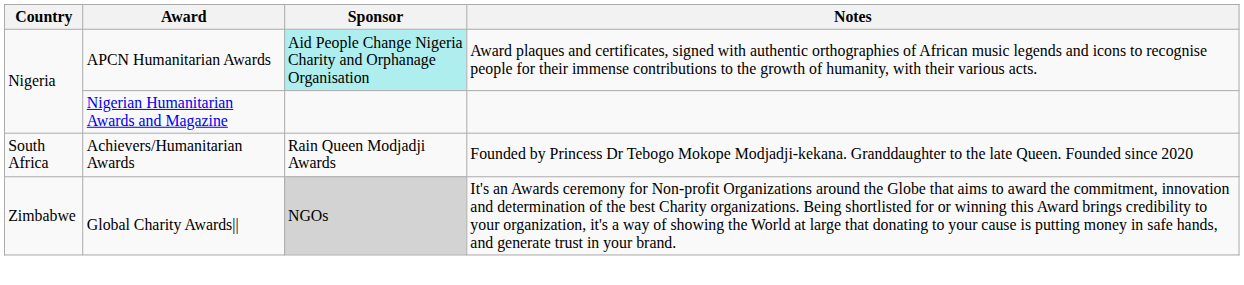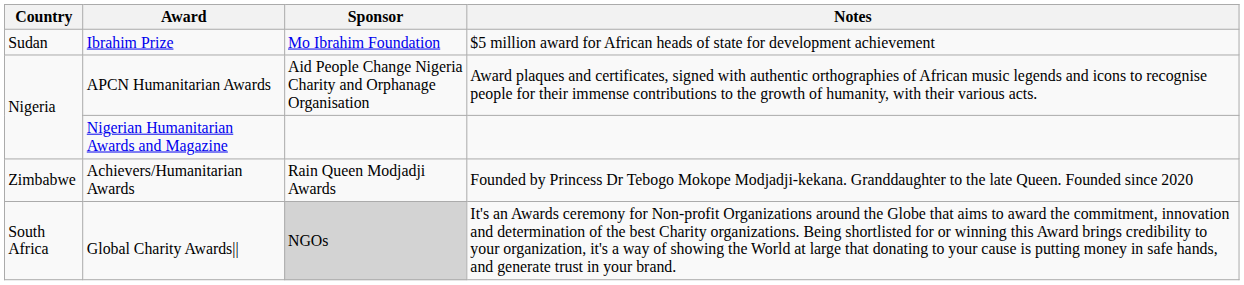+ row: (130, 42)
(375, 60) paleturquoise background -> (375, 85) no background
(28, 154) South Africa -> (42, 179) Zimbabwe
(42, 215) Zimbabwe -> (28, 240) South Africa
